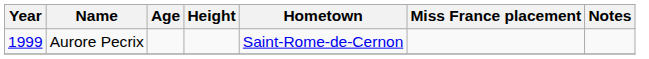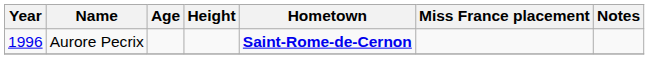(25, 41) 1999 -> (25, 41) 1996
(323, 41) normal -> (327, 41) bold
